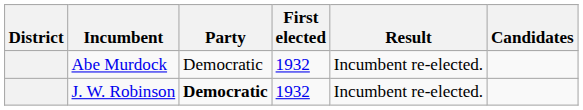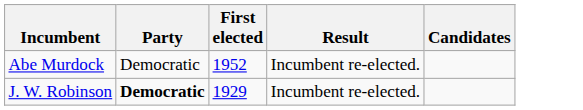- column: (36, 37)
(293, 64) 1932 -> (230, 64) 1952
(293, 91) 1932 -> (230, 91) 1929
